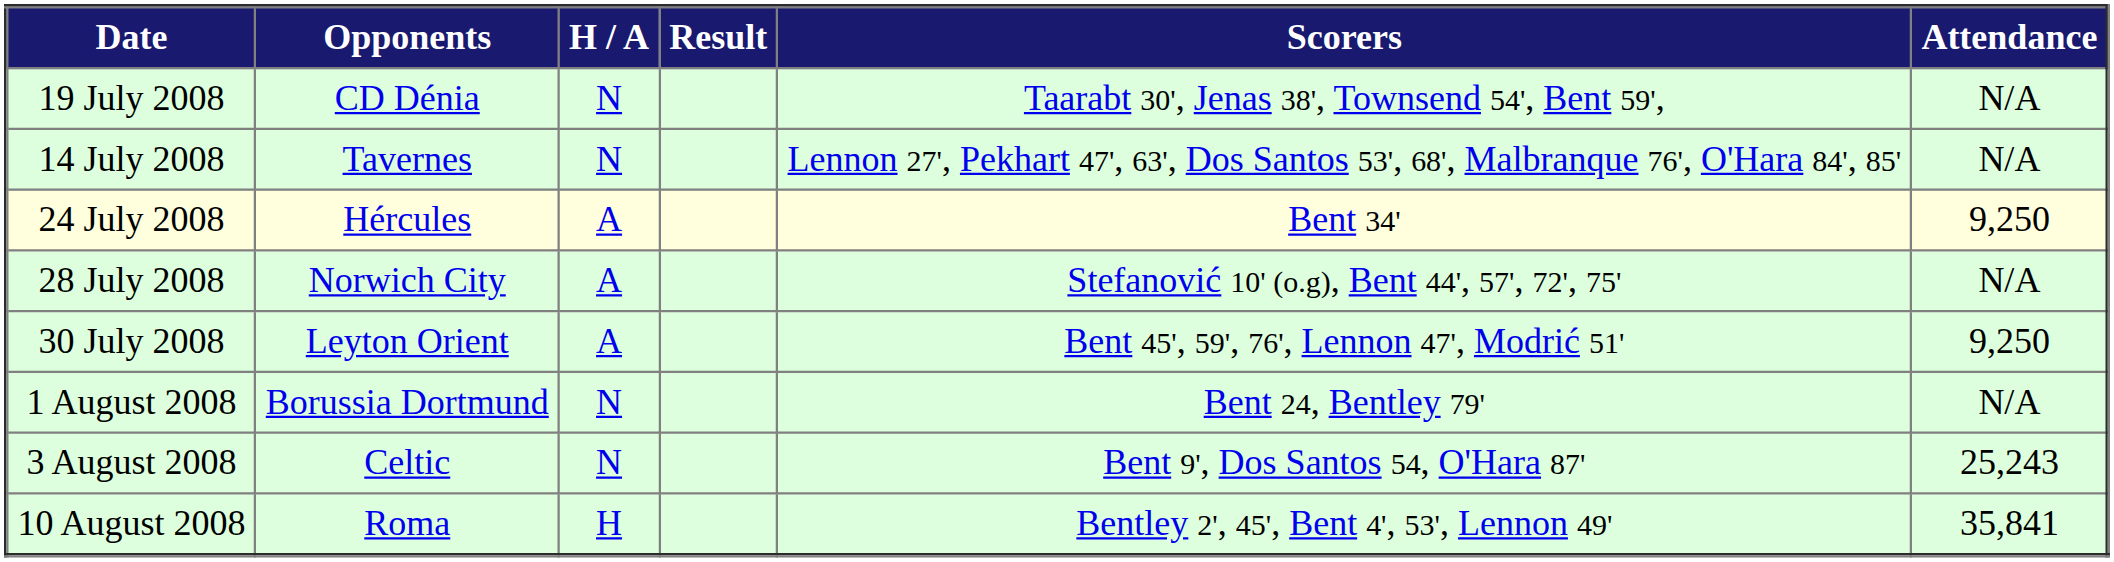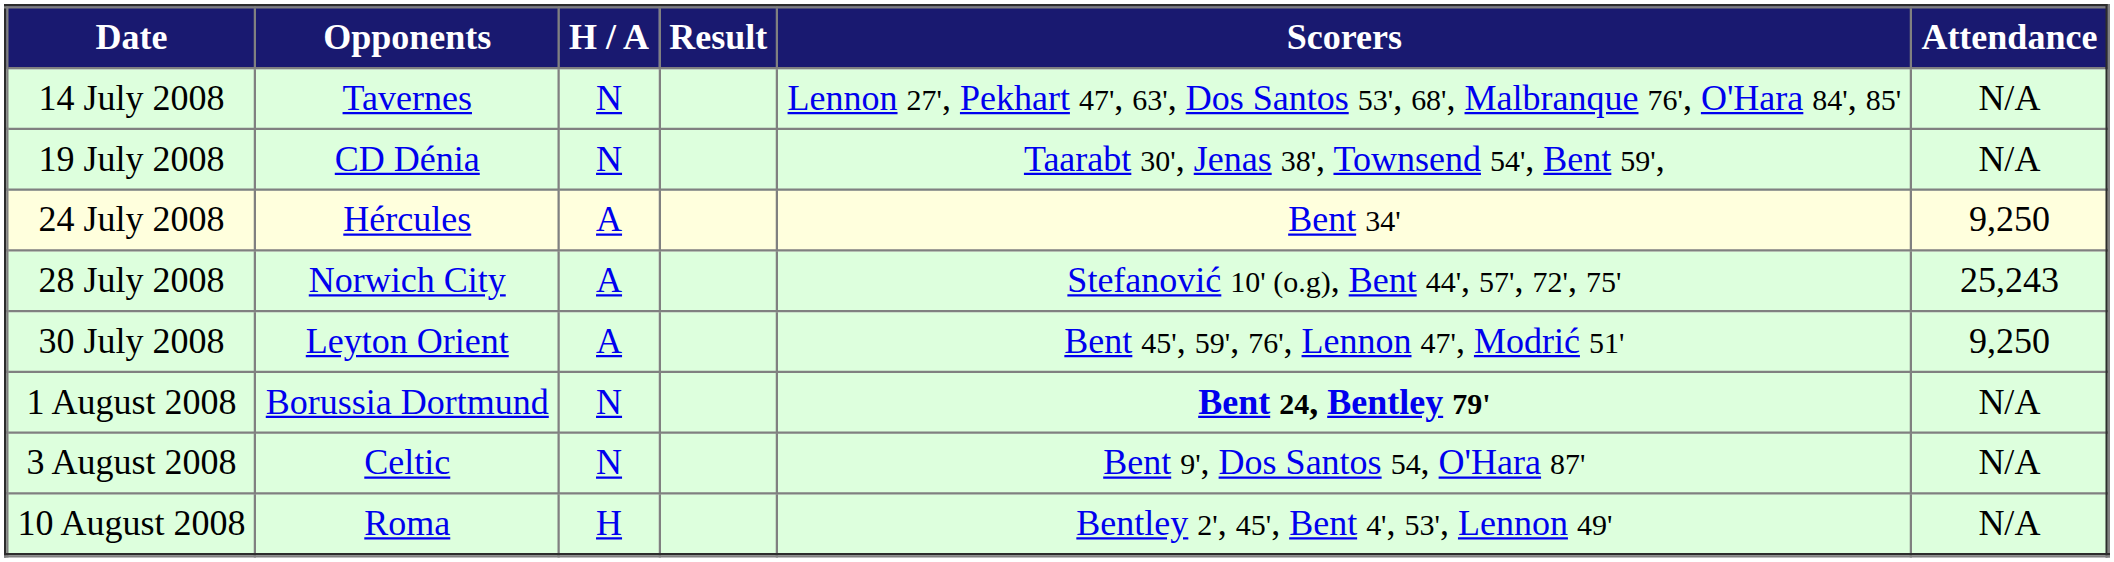rows swapped: (131, 158) <-> (131, 97)
(2009, 280) N/A -> (2009, 280) 25,243
(1344, 401) normal -> (1344, 401) bold
(2009, 462) 25,243 -> (2009, 462) N/A
(2009, 523) 35,841 -> (2009, 523) N/A
